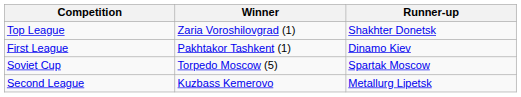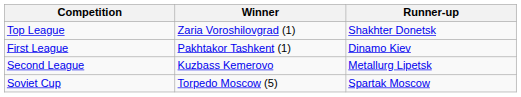rows swapped: (46, 83) <-> (34, 65)
